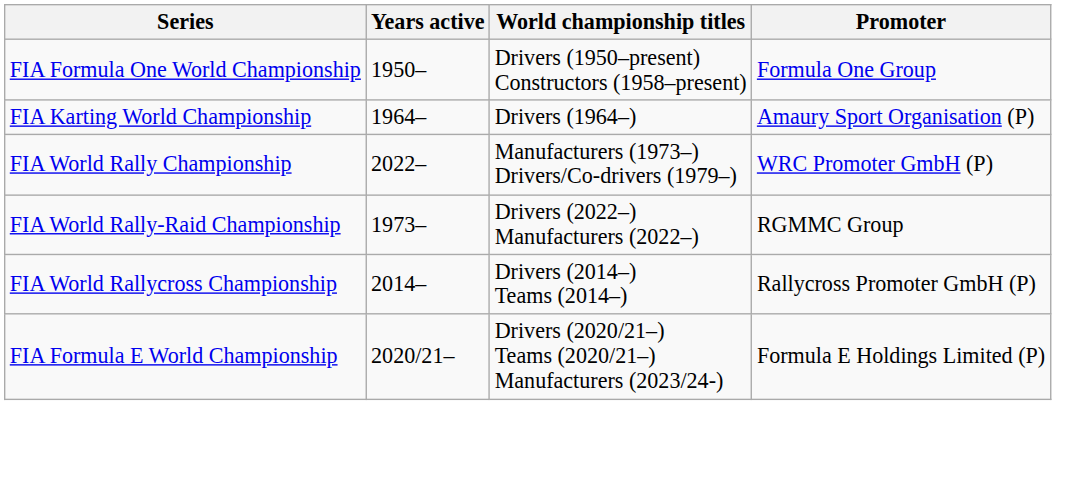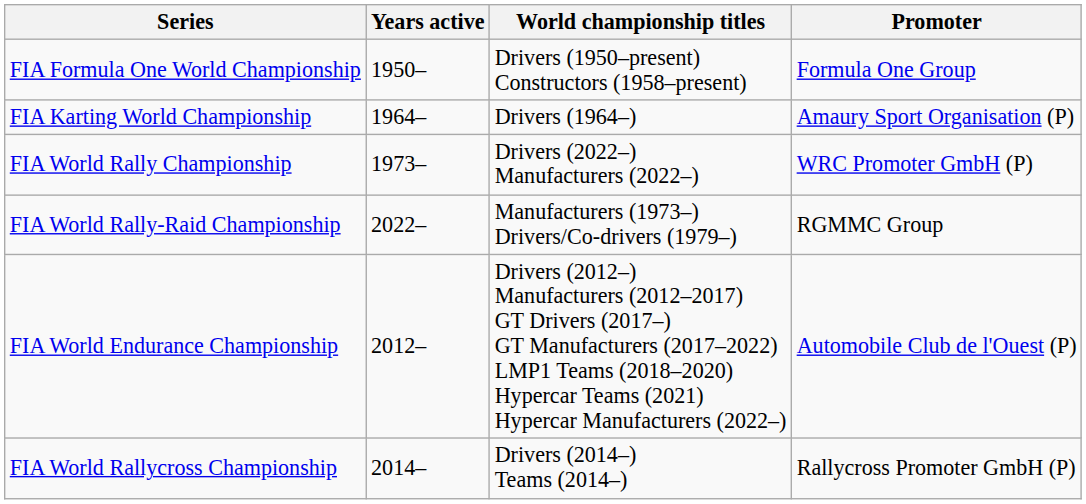(399, 164) 2022– -> (399, 164) 1973–
(616, 164) Manufacturers (1973–) Drivers/Co-drivers (1979–) -> (597, 164) Drivers (2022–) Manufacturers (2022–)
(399, 224) 1973– -> (399, 224) 2022–
(597, 224) Drivers (2022–) Manufacturers (2022–) -> (616, 224) Manufacturers (1973–) Drivers/Co-drivers (1979–)
+ row: (174, 346)
- row: (174, 356)
